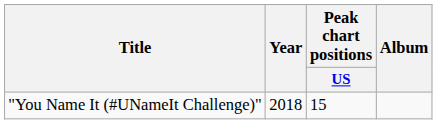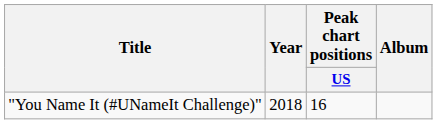(318, 105) 15 -> (318, 105) 16
